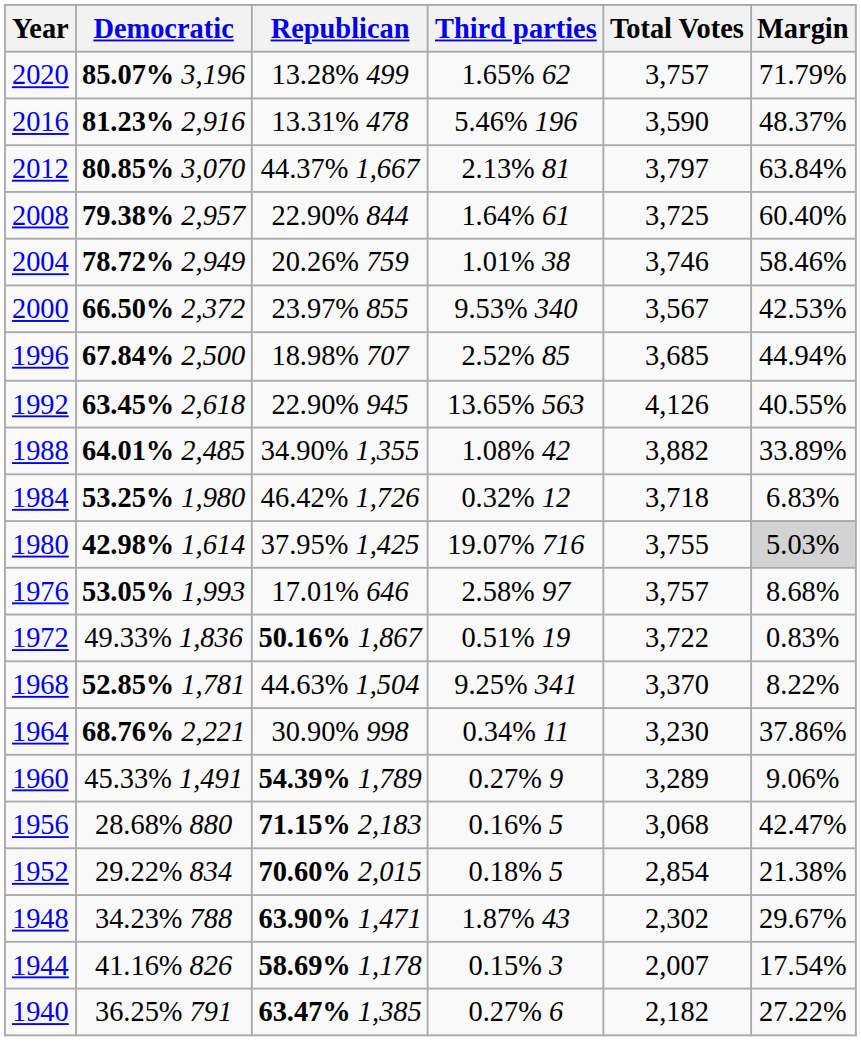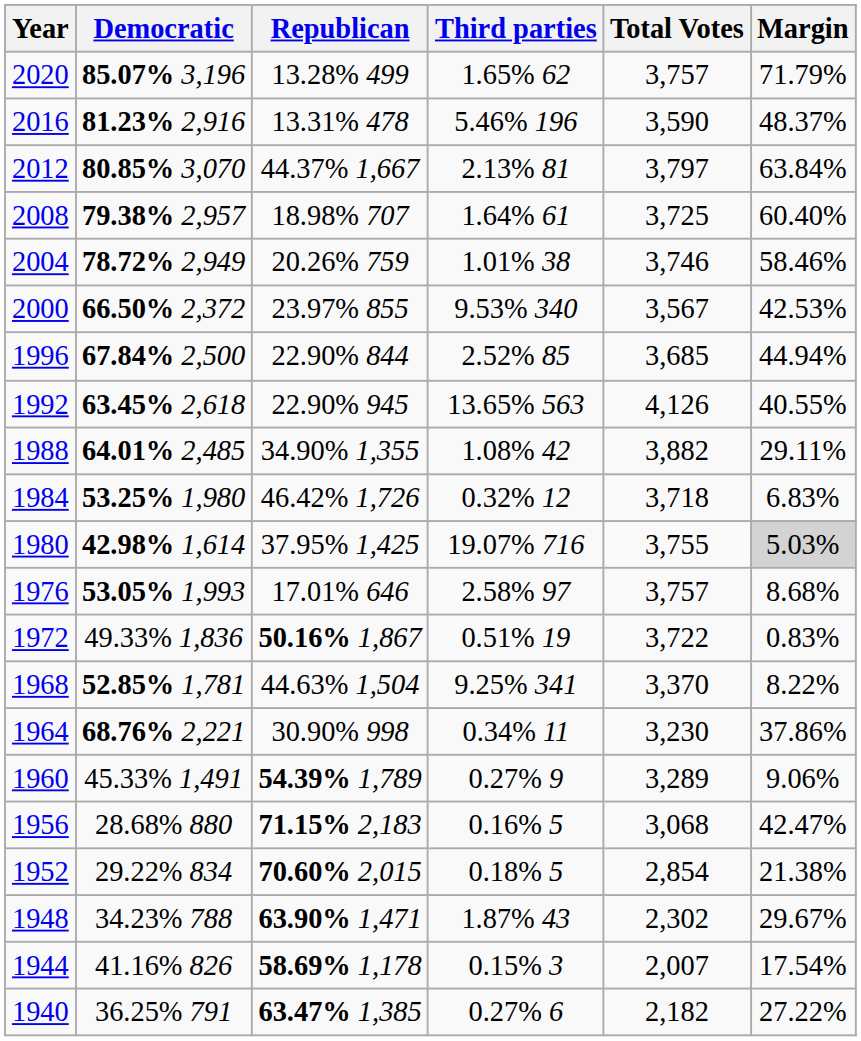(340, 215) 22.90% 844 -> (340, 215) 18.98% 707
(340, 356) 18.98% 707 -> (340, 356) 22.90% 844
(803, 449) 33.89% -> (803, 449) 29.11%
